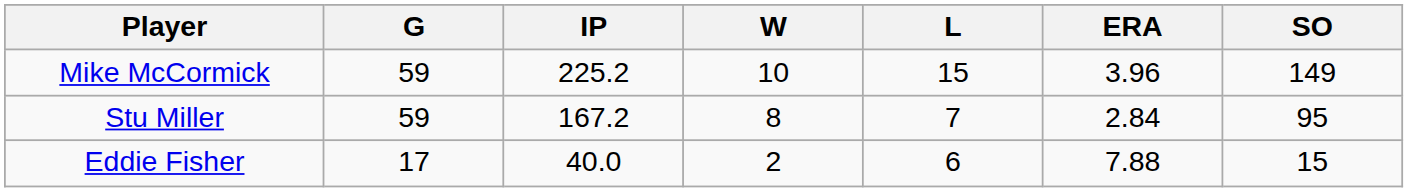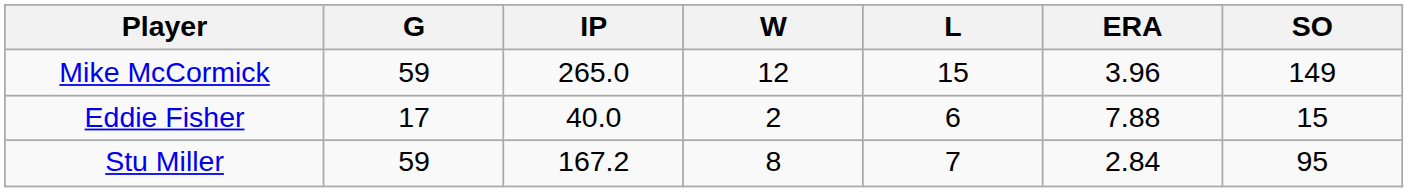(594, 72) 225.2 -> (594, 72) 265.0
(773, 72) 10 -> (773, 72) 12
rows swapped: (165, 117) <-> (165, 162)
